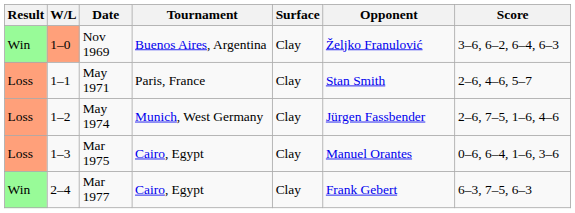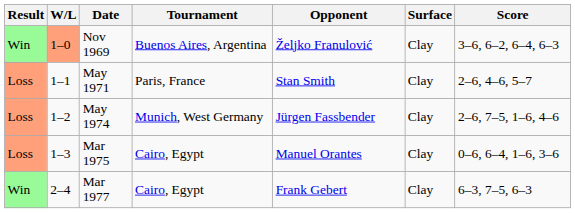columns swapped: (298, 15) <-> (389, 15)
